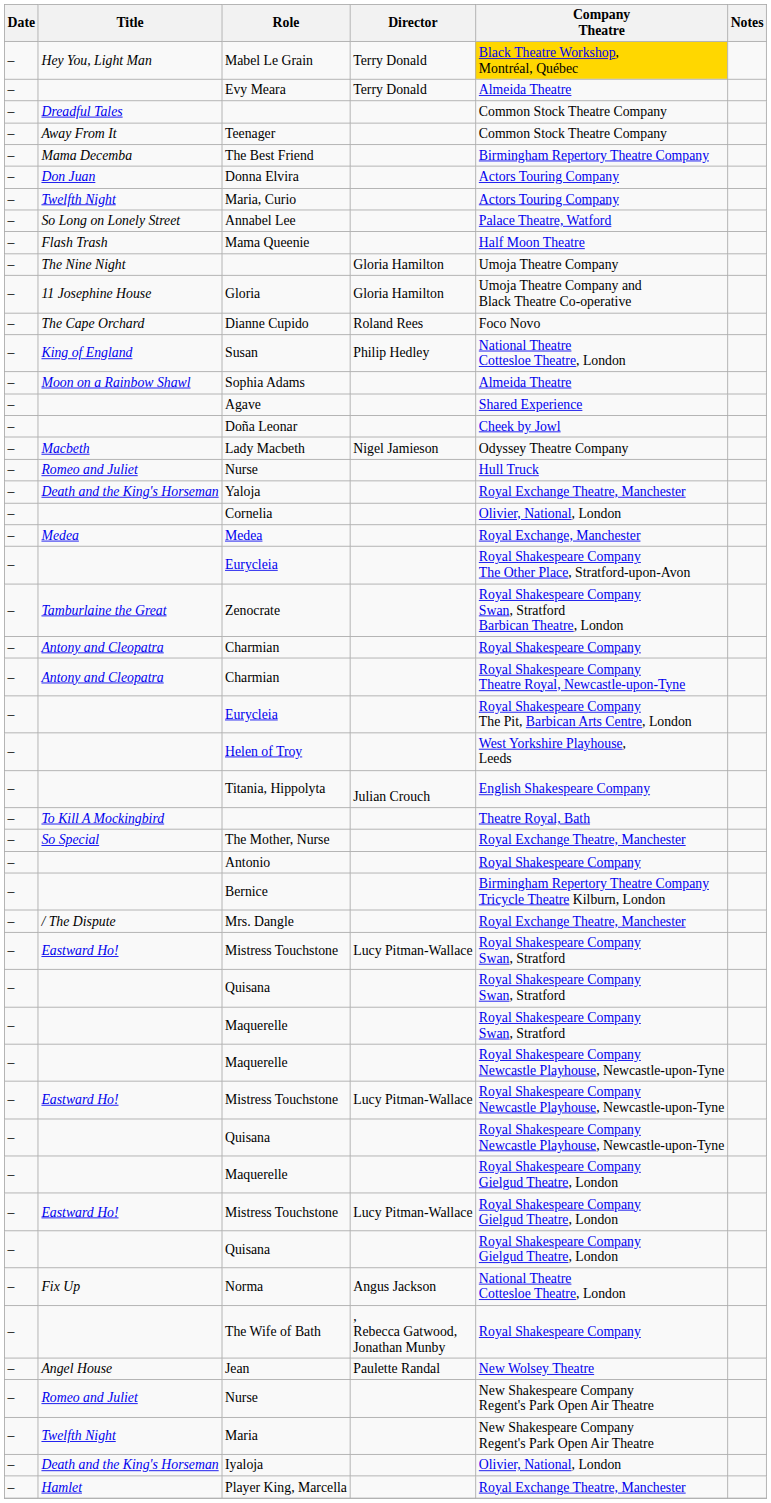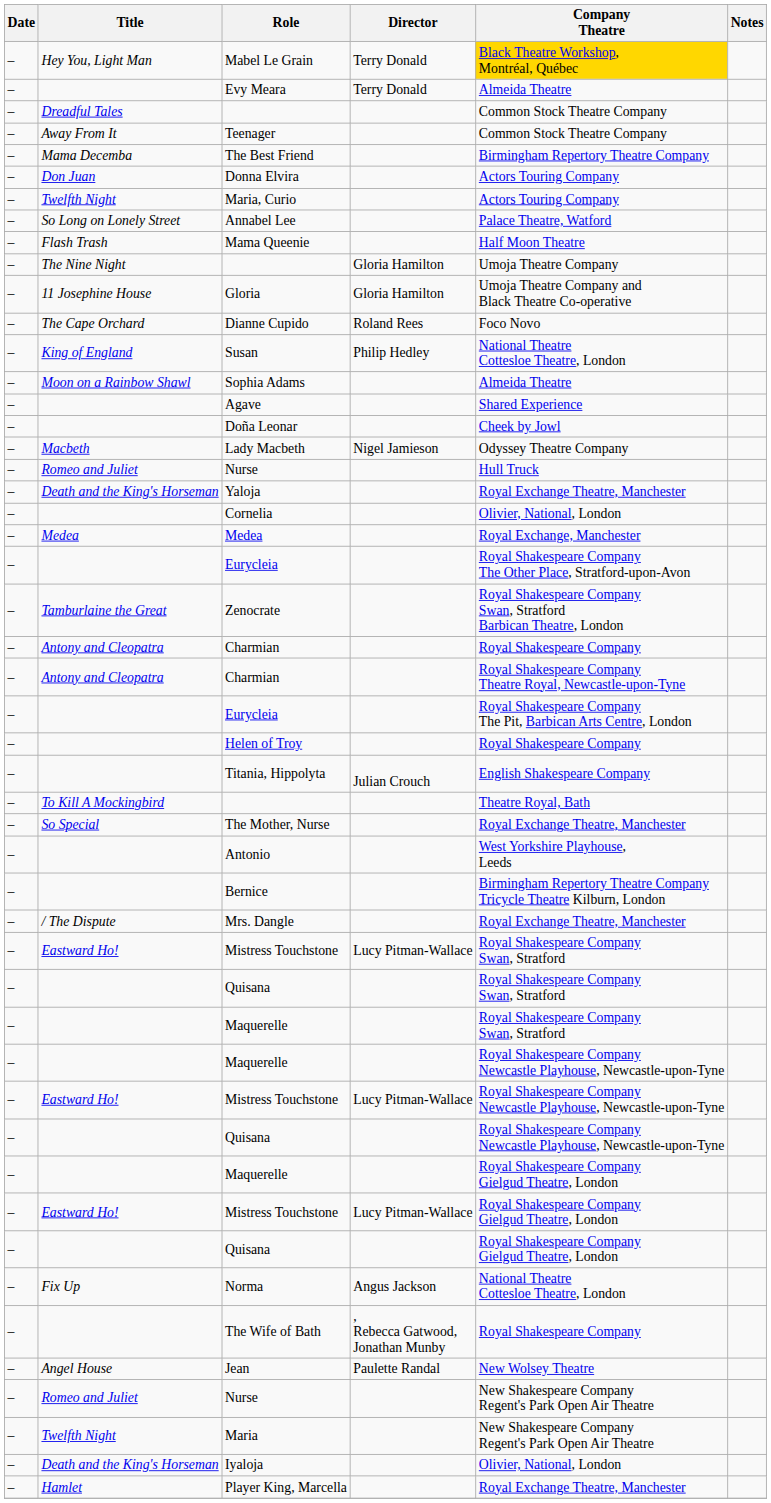(552, 751) West Yorkshire Playhouse, Leeds -> (560, 743) Royal Shakespeare Company
(560, 862) Royal Shakespeare Company -> (552, 854) West Yorkshire Playhouse, Leeds
